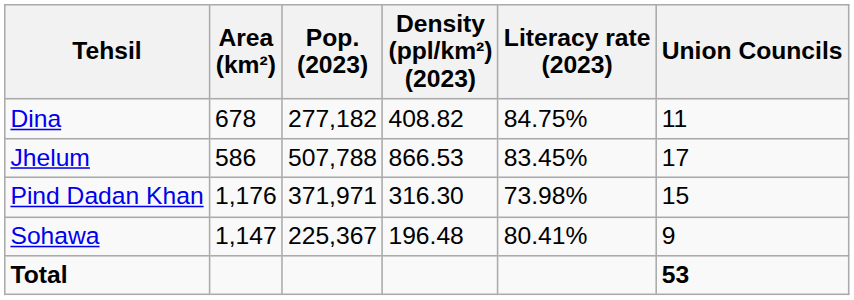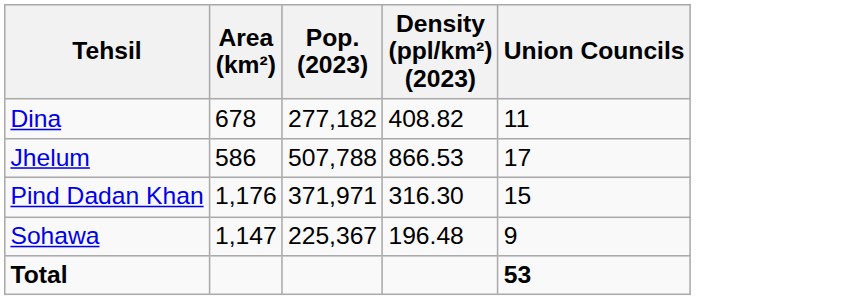- column: (577, 51)
